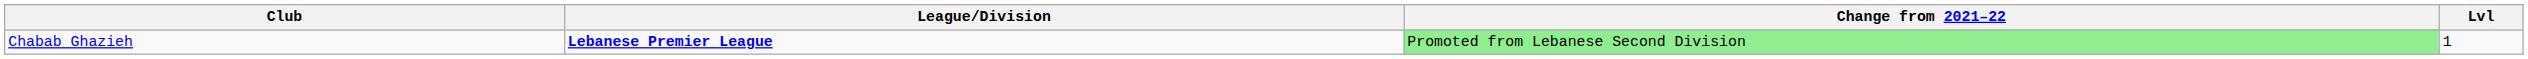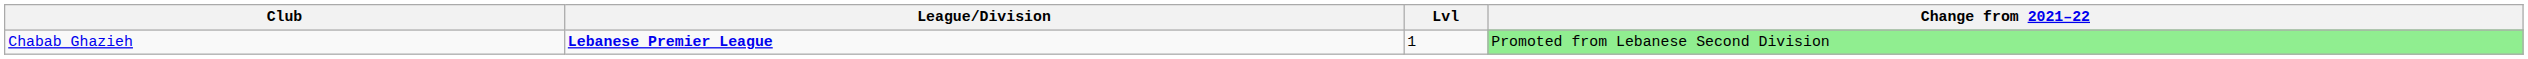columns swapped: (2481, 17) <-> (1921, 17)
